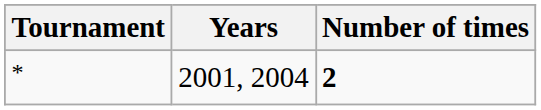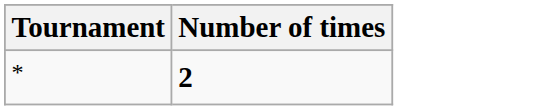- column: (244, 27)
